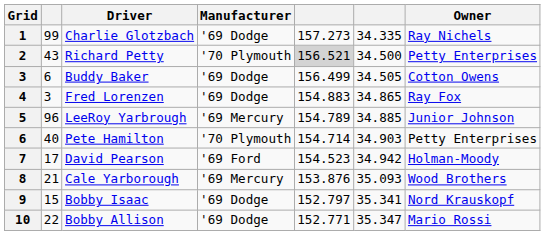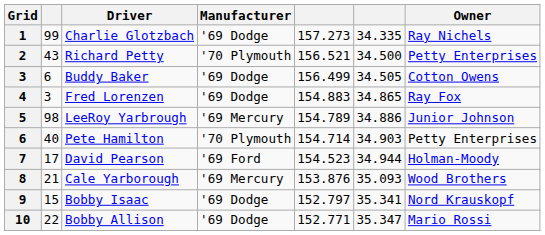(324, 56) lightgrey background -> (324, 56) no background
(51, 118) 96 -> (51, 118) 98
(379, 118) 34.885 -> (379, 118) 34.886
(379, 159) 34.942 -> (379, 159) 34.944
